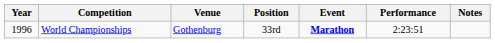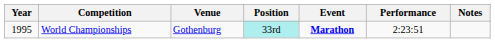(22, 29) 1996 -> (22, 29) 1995
(271, 29) no background -> (271, 29) paleturquoise background
